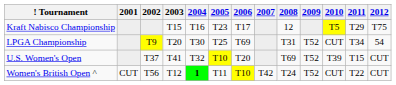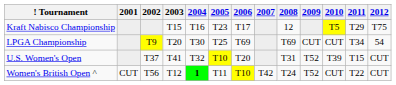(288, 42) T31 -> (288, 42) T69
(311, 42) T52 -> (311, 42) CUT
(288, 58) T69 -> (288, 58) T31
